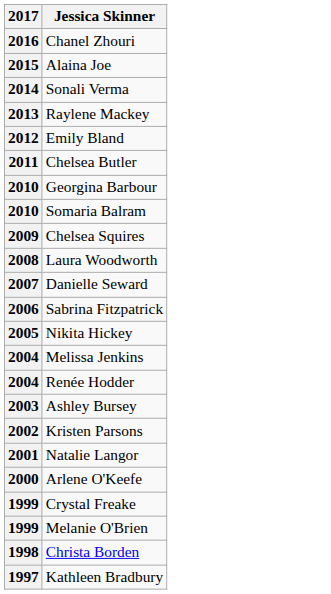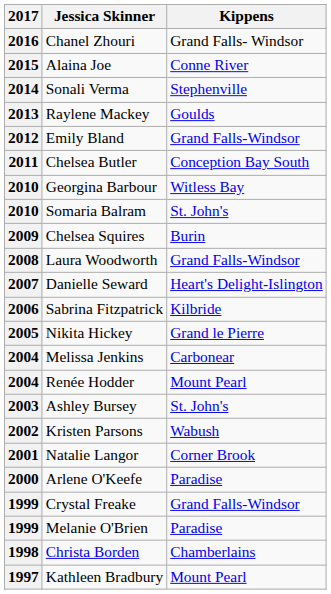+ column: (246, 16)
